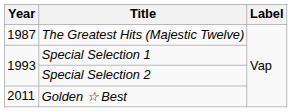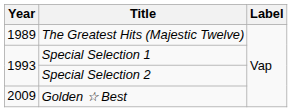(22, 34) 1987 -> (22, 34) 1989
(21, 96) 2011 -> (22, 96) 2009
